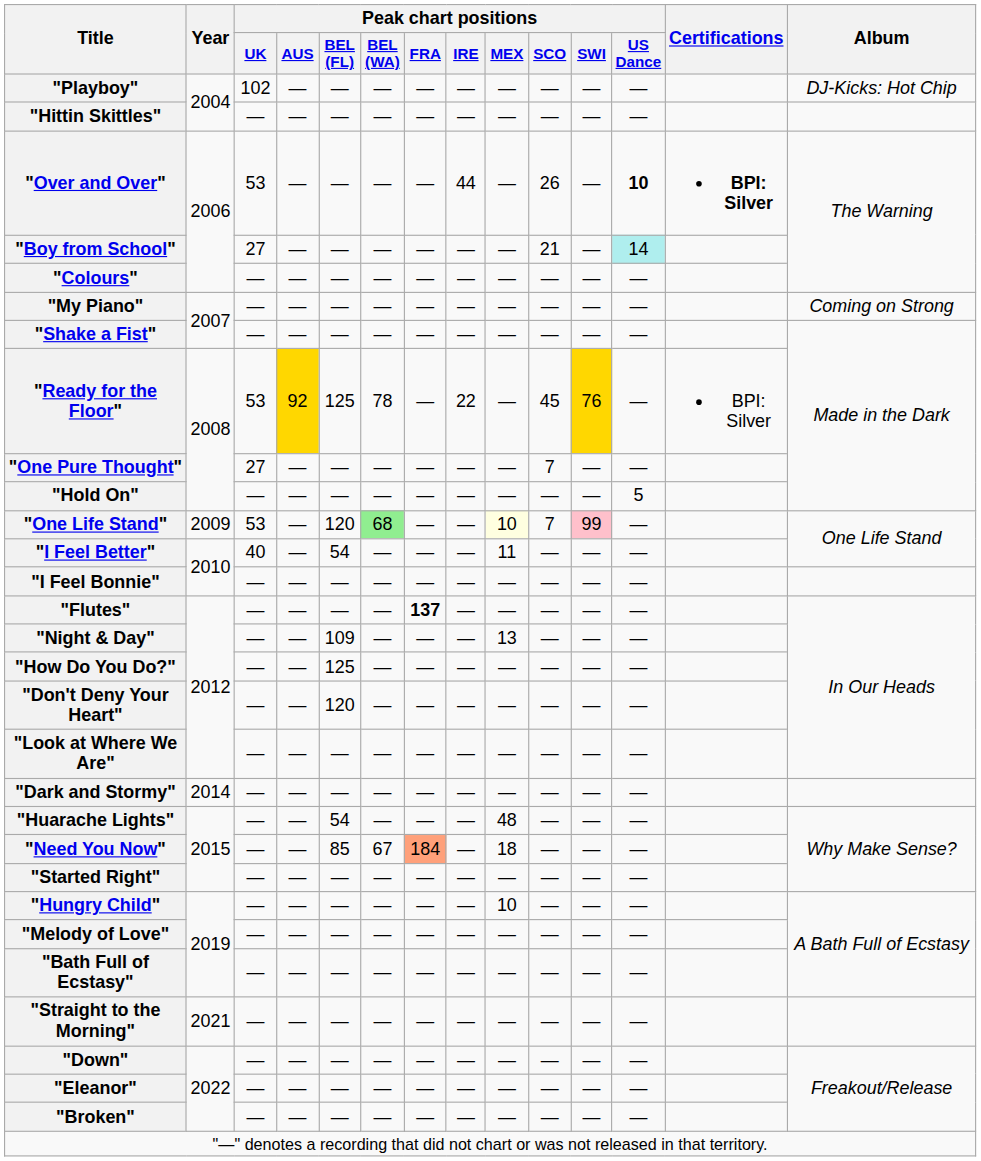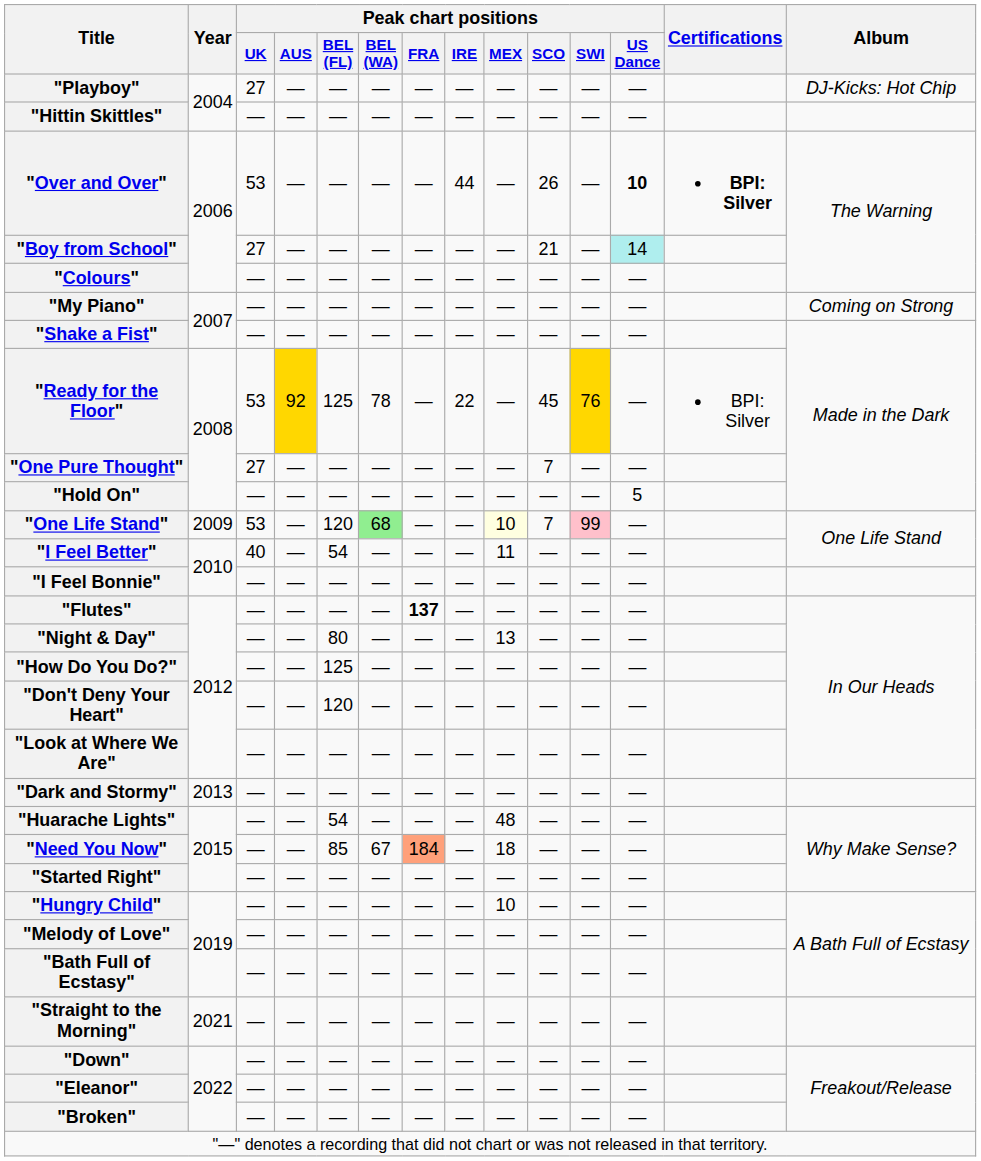(255, 87) 102 -> (256, 87) 27
(340, 638) 109 -> (338, 638) 80
(210, 792) 2014 -> (213, 792) 2013
